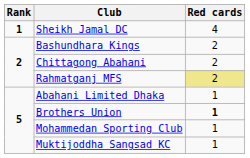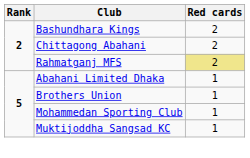- row: (82, 29)
(215, 112) bold -> (215, 95) normal
